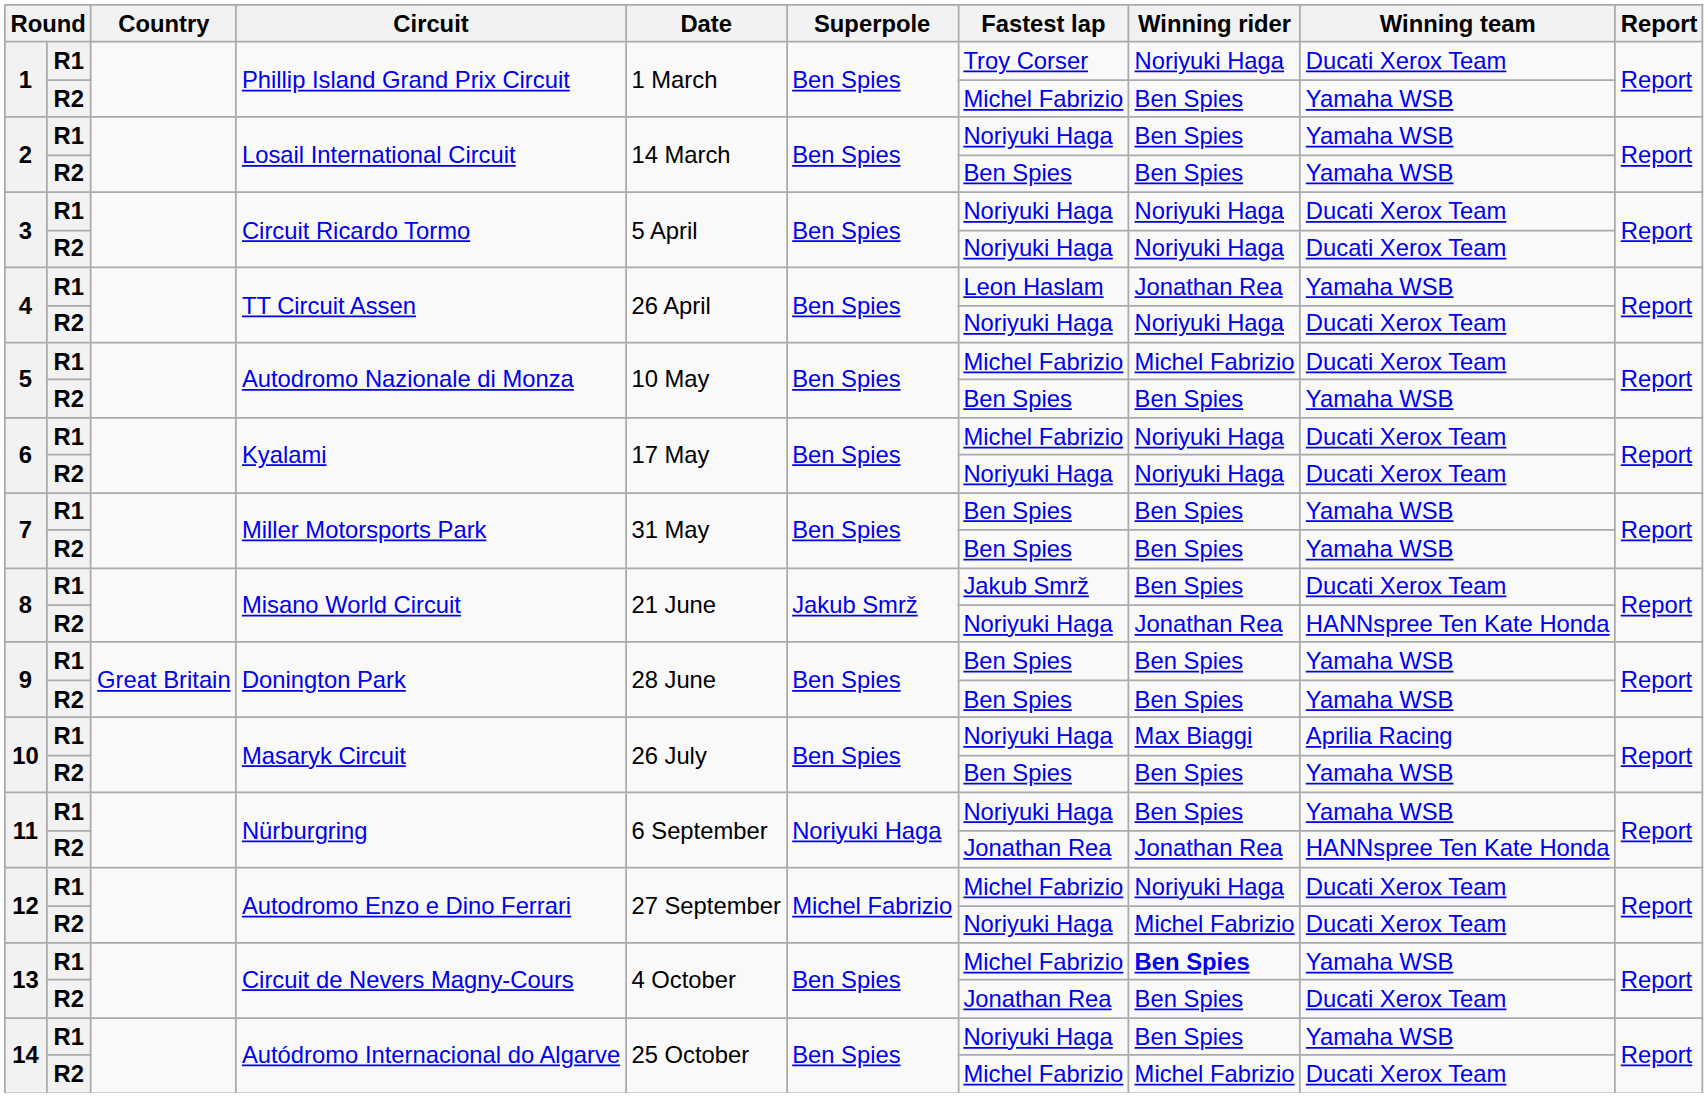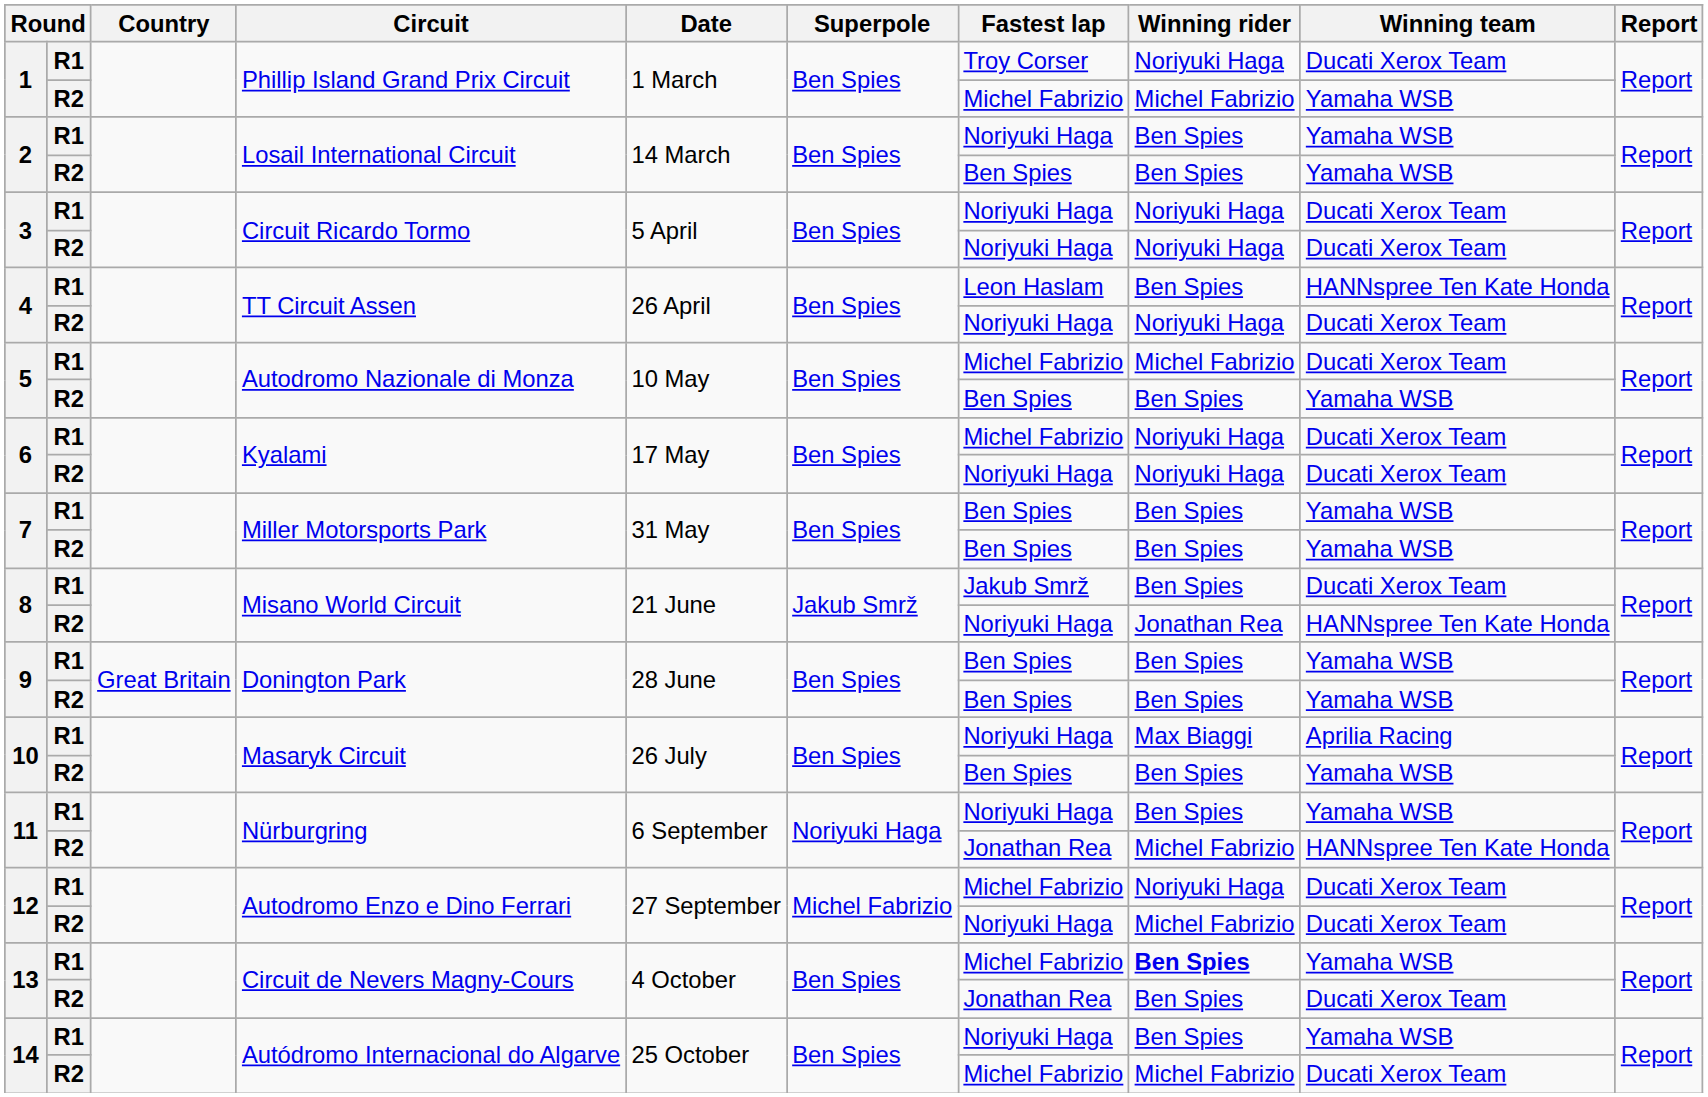(1189, 98) Ben Spies -> (1215, 98) Michel Fabrizio
(1209, 286) Jonathan Rea -> (1189, 286) Ben Spies
(1380, 286) Yamaha WSB -> (1458, 286) HANNspree Ten Kate Honda
(1209, 849) Jonathan Rea -> (1215, 849) Michel Fabrizio
